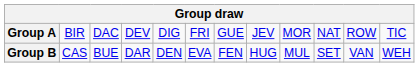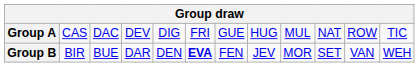(75, 33) BIR -> (75, 33) CAS
(263, 33) JEV -> (264, 33) HUG
(297, 33) MOR -> (298, 33) MUL
(75, 52) CAS -> (75, 52) BIR
(200, 52) normal -> (200, 52) bold
(263, 52) HUG -> (264, 52) JEV
(297, 52) MUL -> (298, 52) MOR
